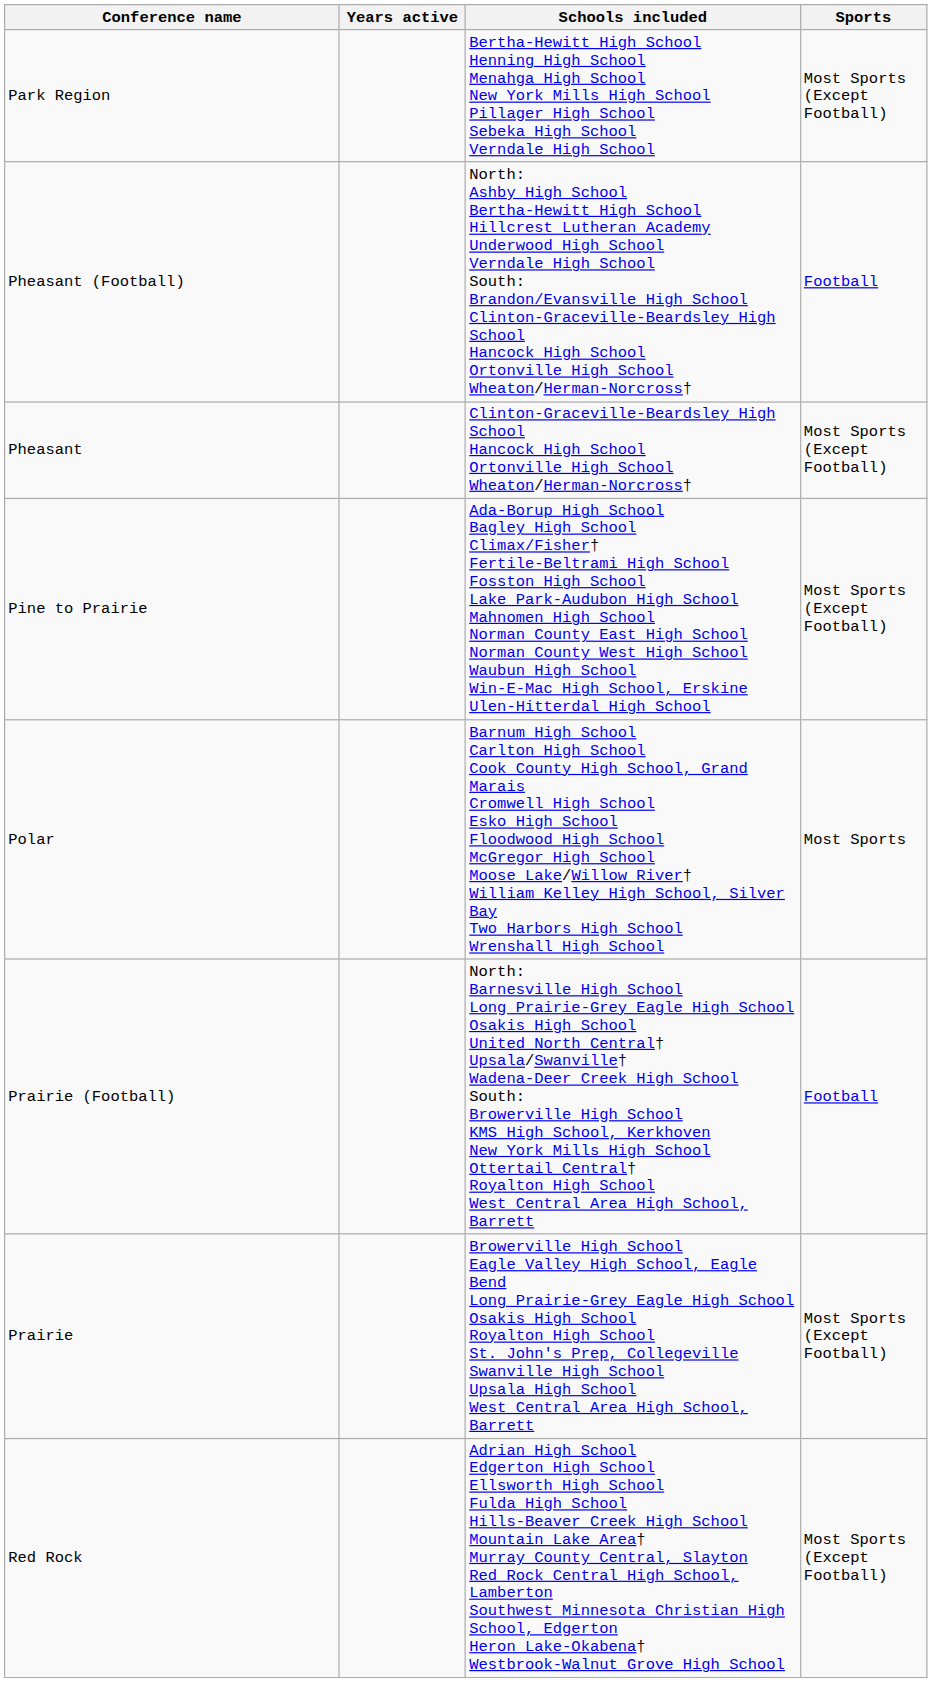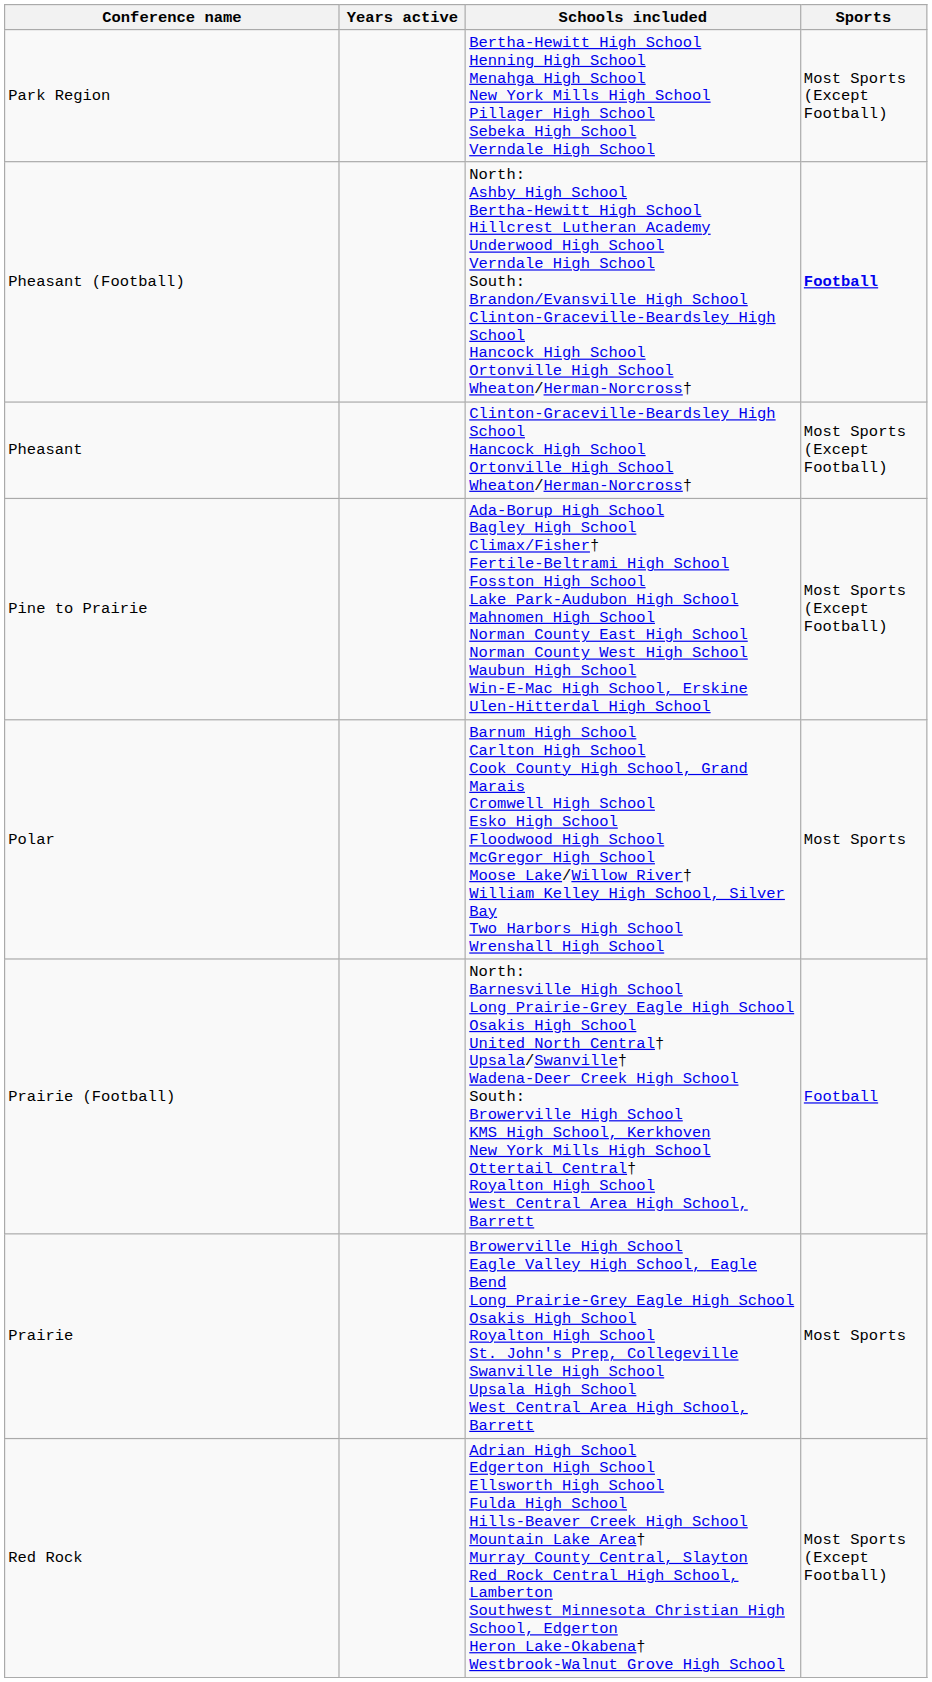(841, 282) normal -> (841, 282) bold
(855, 1336) Most Sports (Except Football) -> (855, 1336) Most Sports
